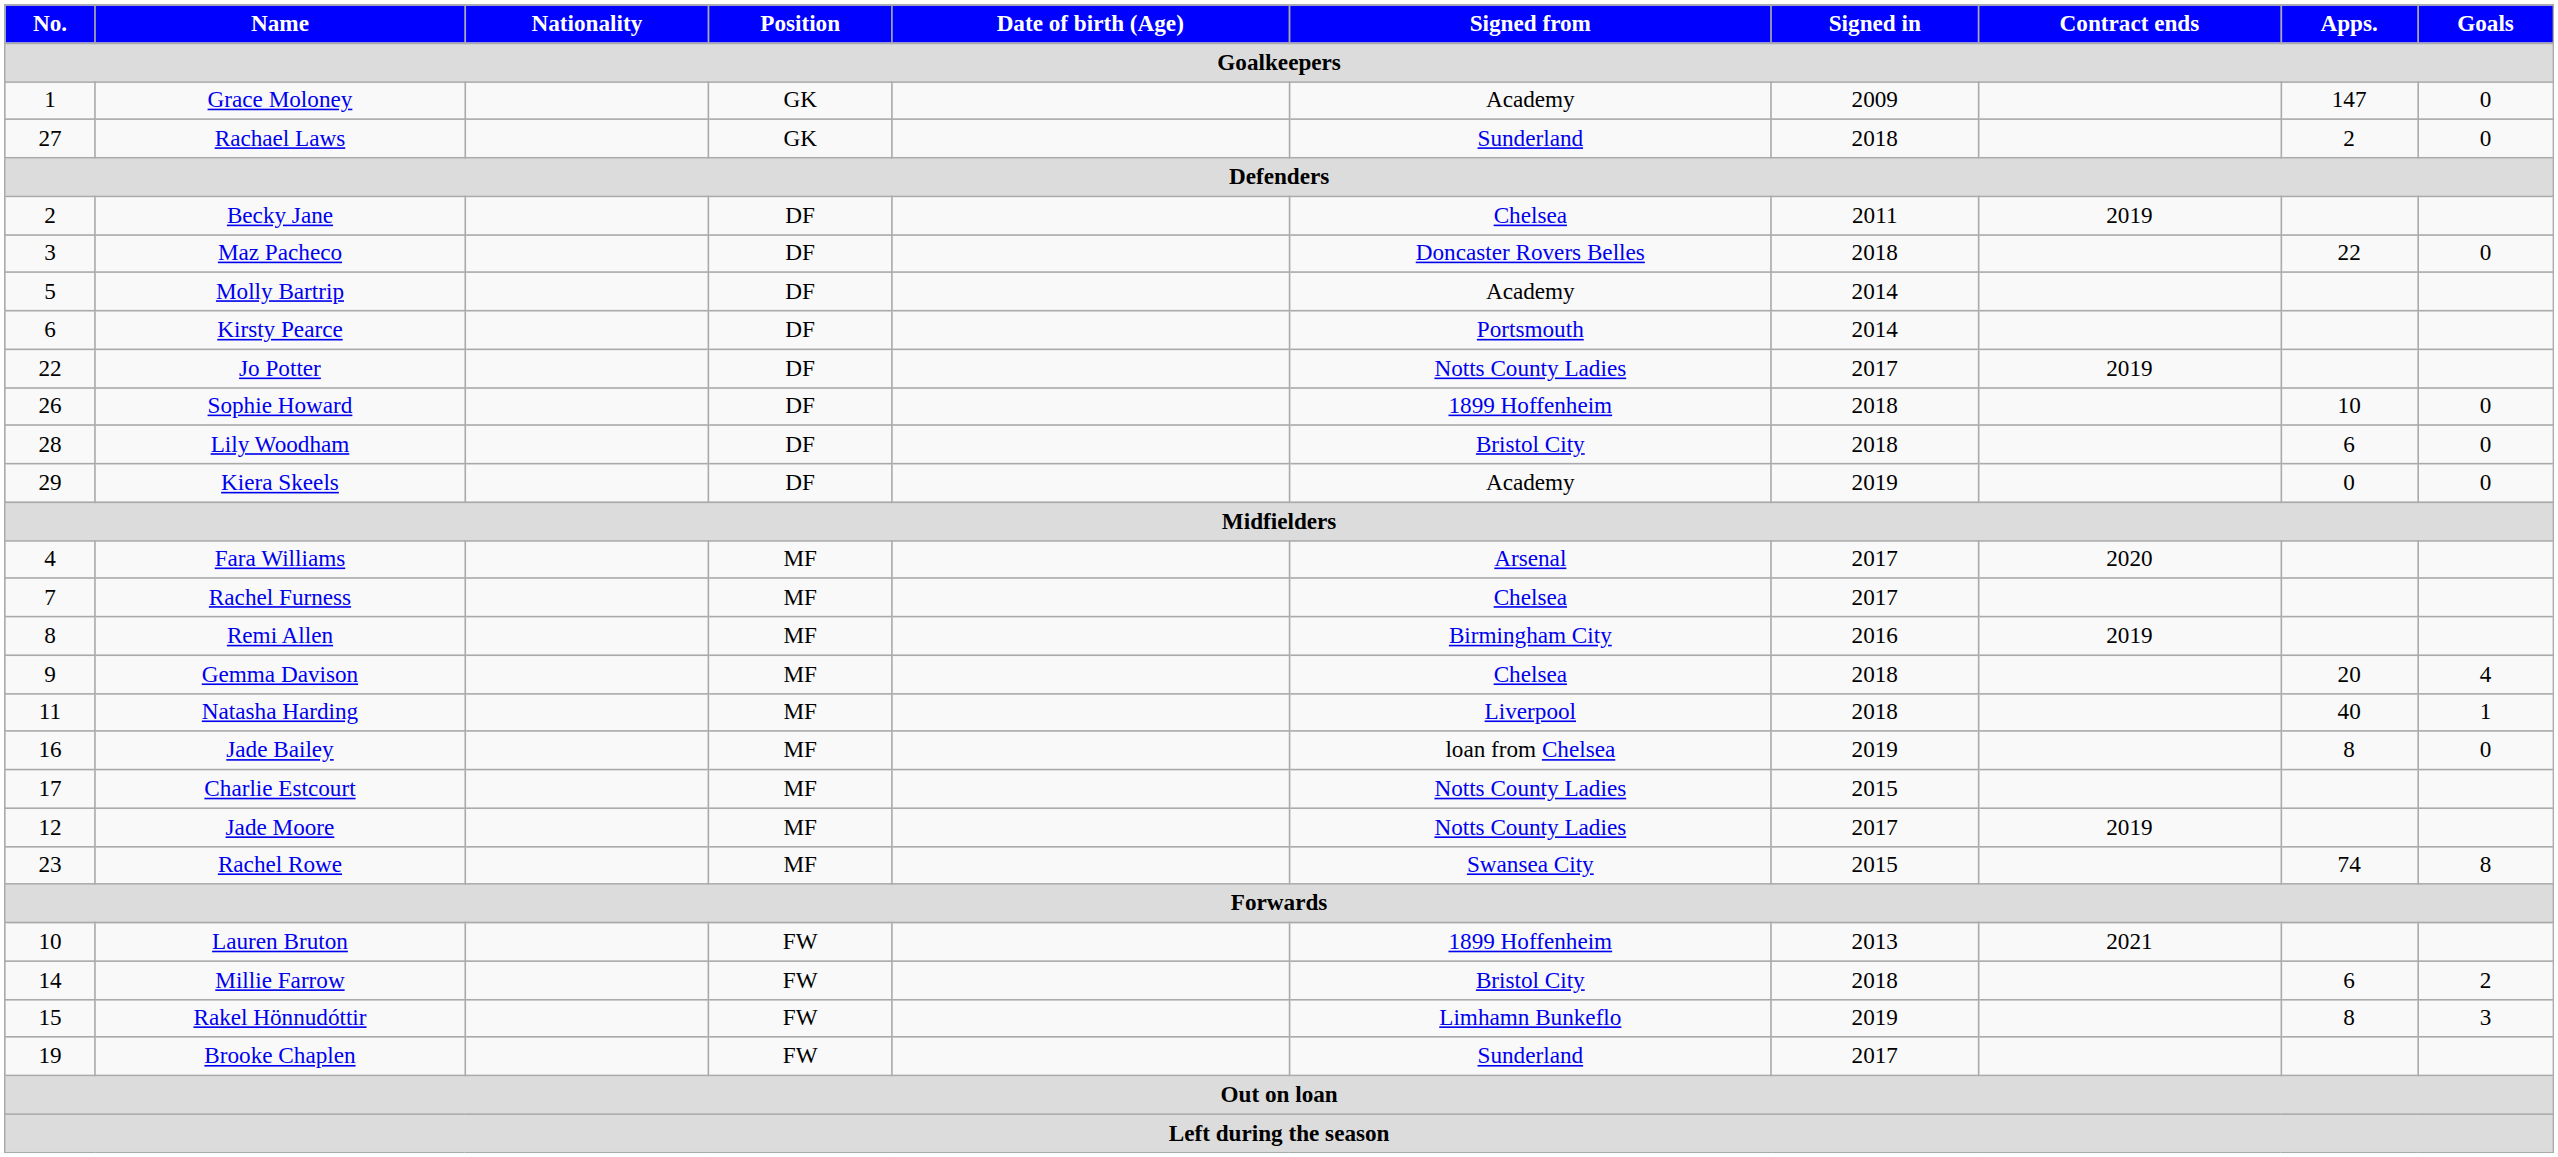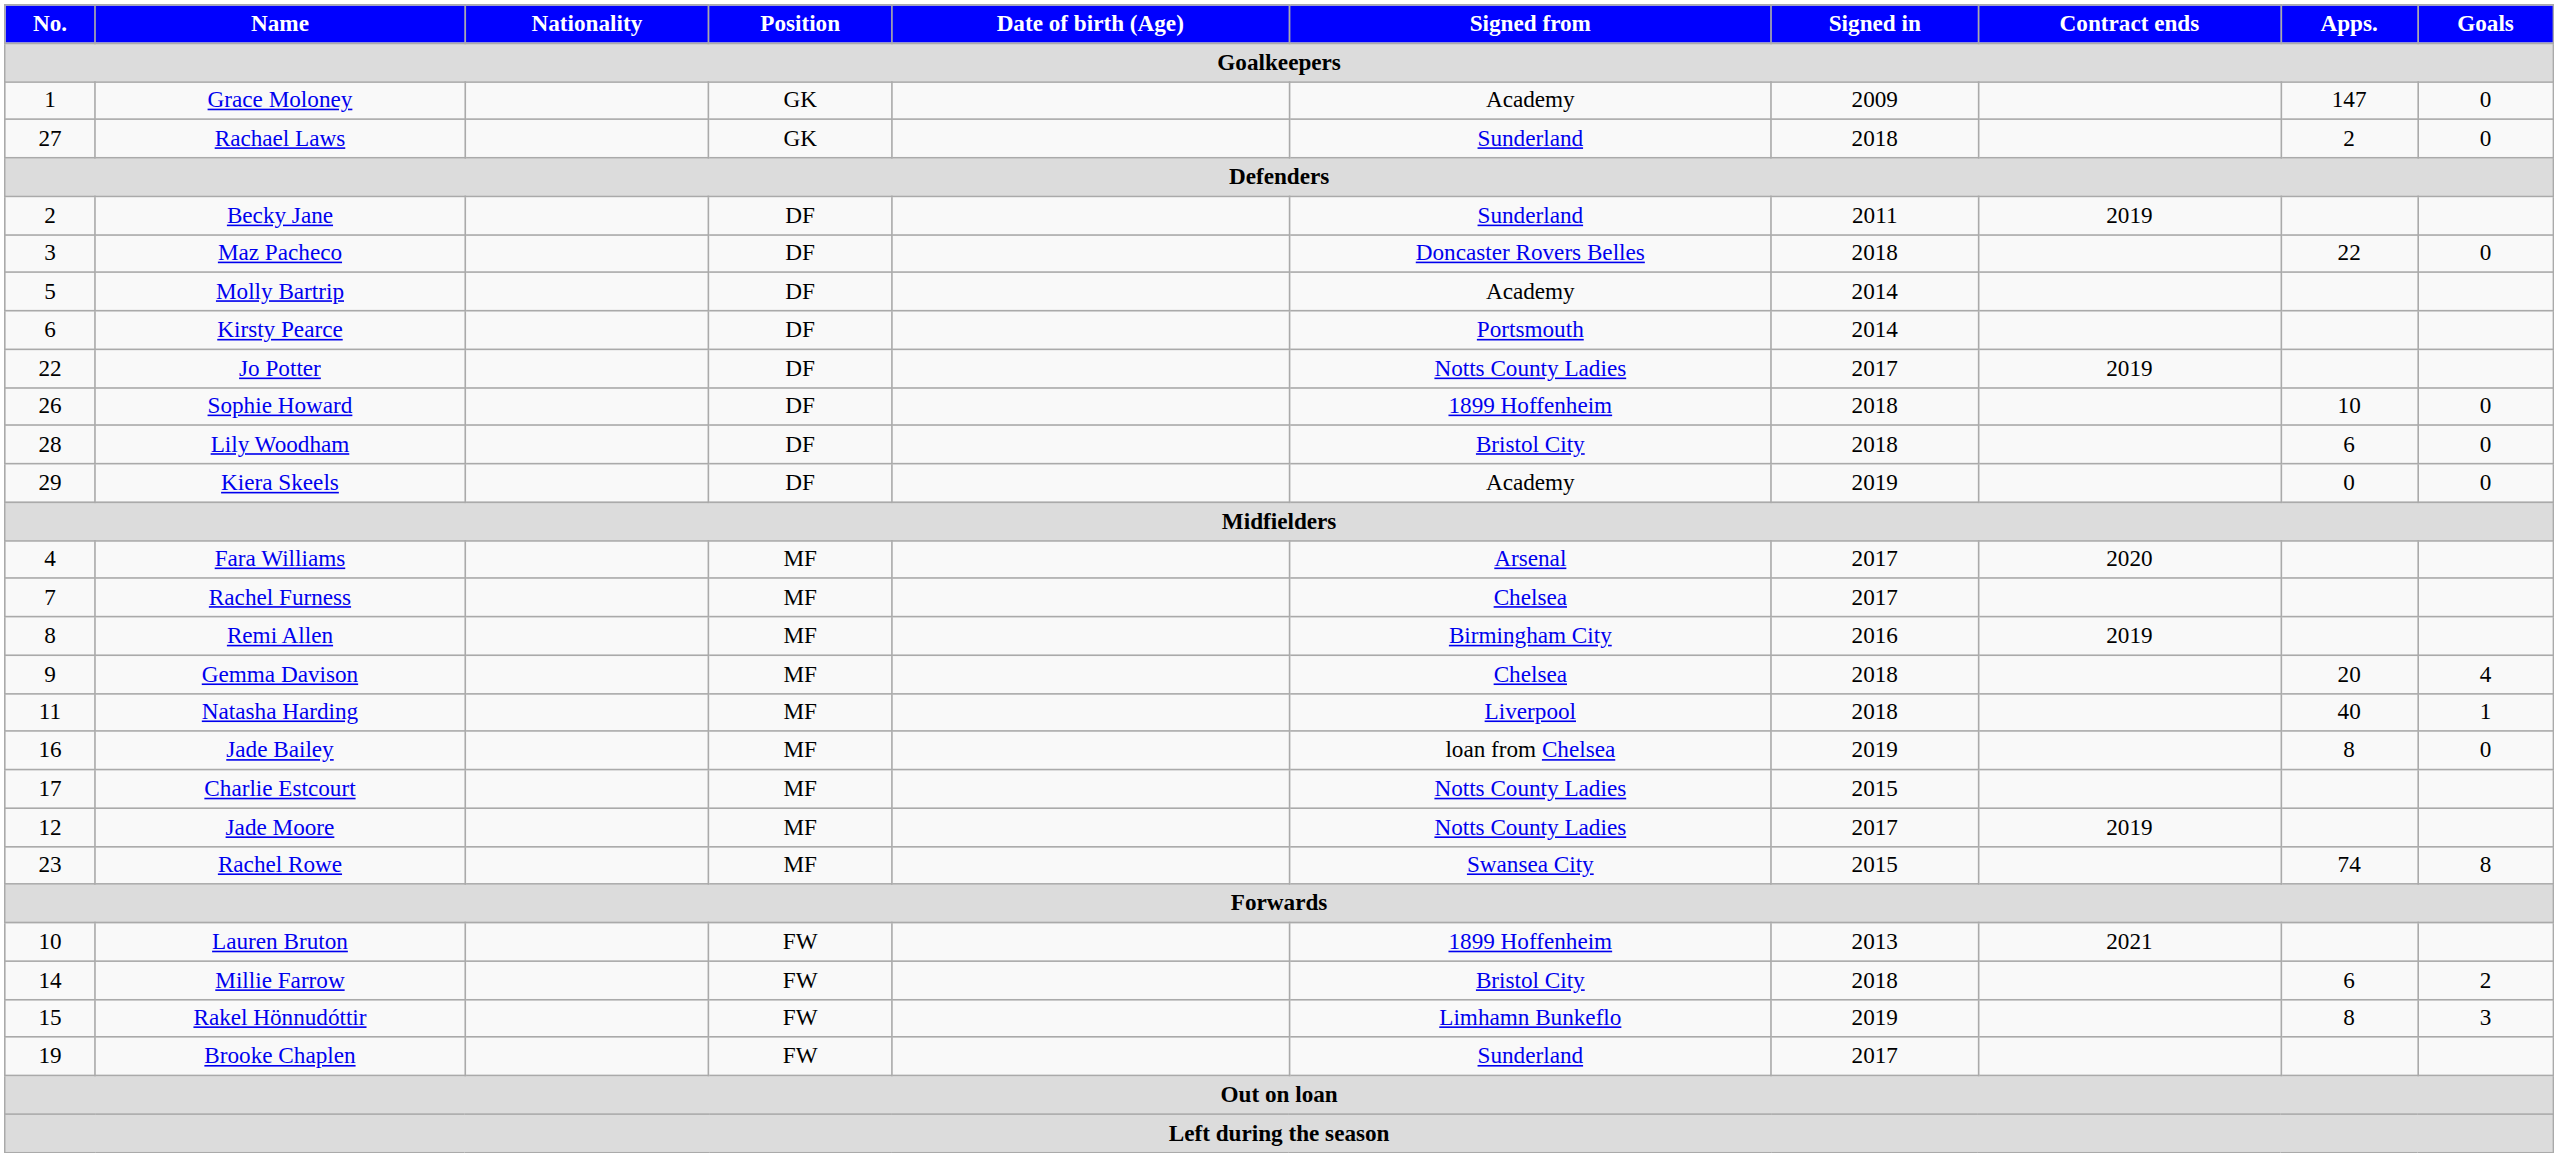(1530, 215) Chelsea -> (1530, 215) Sunderland
